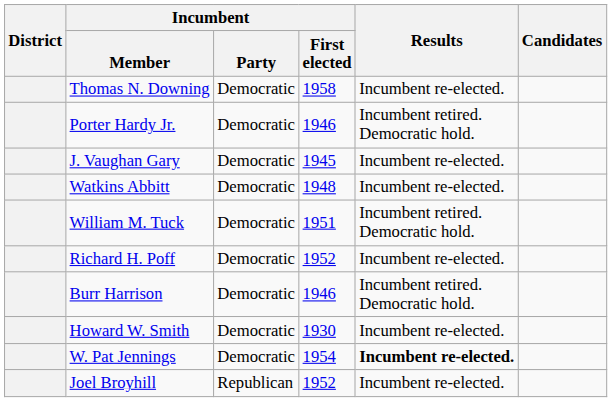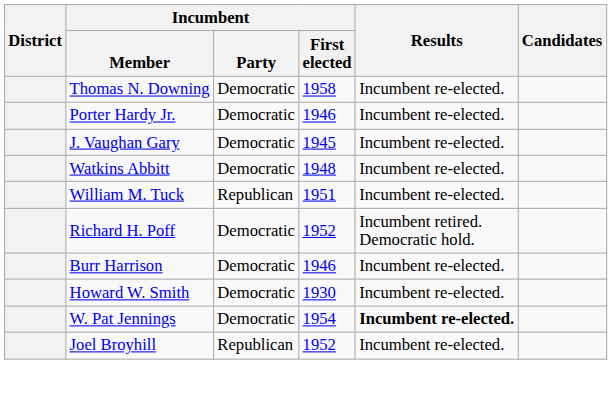(421, 124) Incumbent retired. Democratic hold. -> (432, 115) Incumbent re-elected.
(256, 222) Democratic -> (255, 194) Republican
(421, 222) Incumbent retired. Democratic hold. -> (432, 194) Incumbent re-elected.
(432, 258) Incumbent re-elected. -> (421, 230) Incumbent retired. Democratic hold.
(421, 294) Incumbent retired. Democratic hold. -> (432, 266) Incumbent re-elected.
